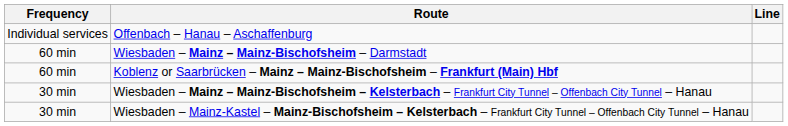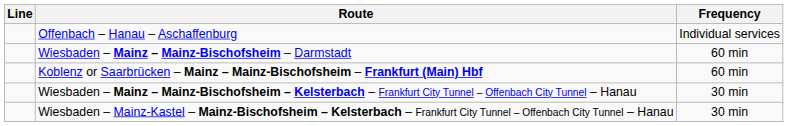columns swapped: (767, 14) <-> (58, 14)
